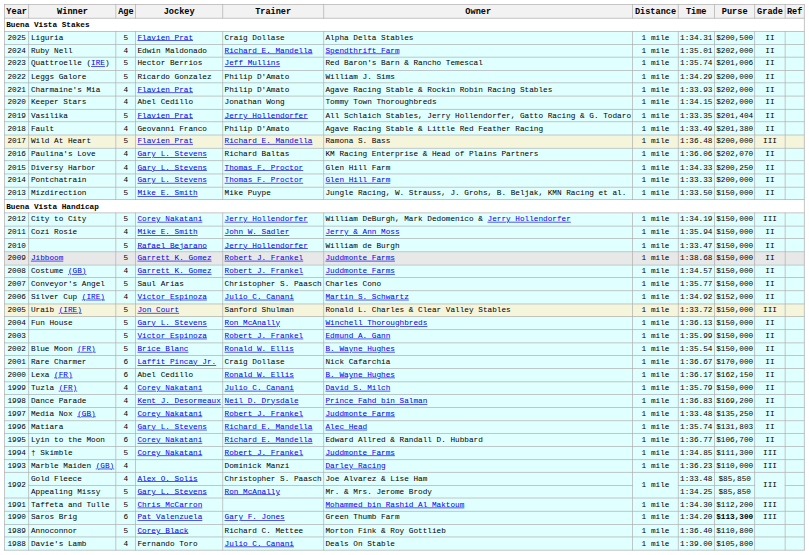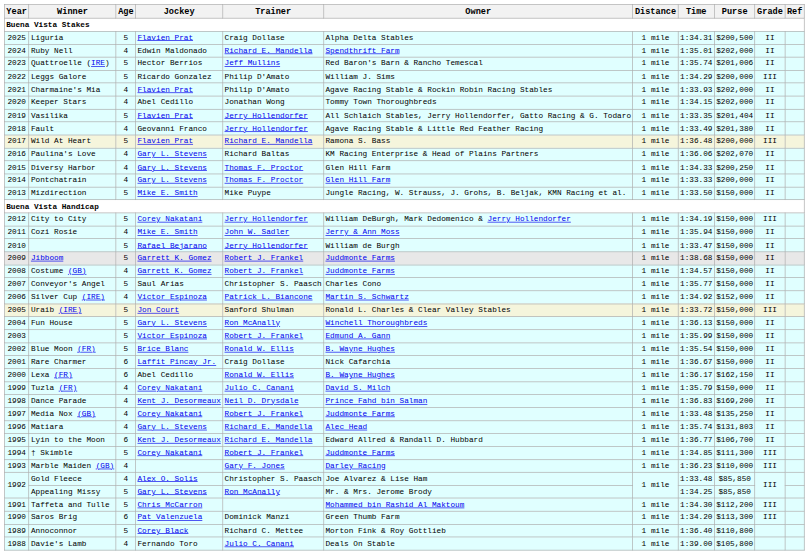(770, 77) II -> (770, 77) III
(257, 129) Philip D'Amato -> (266, 129) Jerry Hollendorfer
(259, 297) Julio C. Canani -> (269, 297) Patrick L. Biancone
(735, 362) $170,000 -> (735, 362) $150,000
(170, 440) Corey Nakatani -> (179, 440) Kent J. Desormeaux
(257, 466) Dominick Manzi -> (255, 466) Gary F. Jones
(255, 518) Gary F. Jones -> (257, 518) Dominick Manzi
(735, 518) bold -> (735, 518) normal
